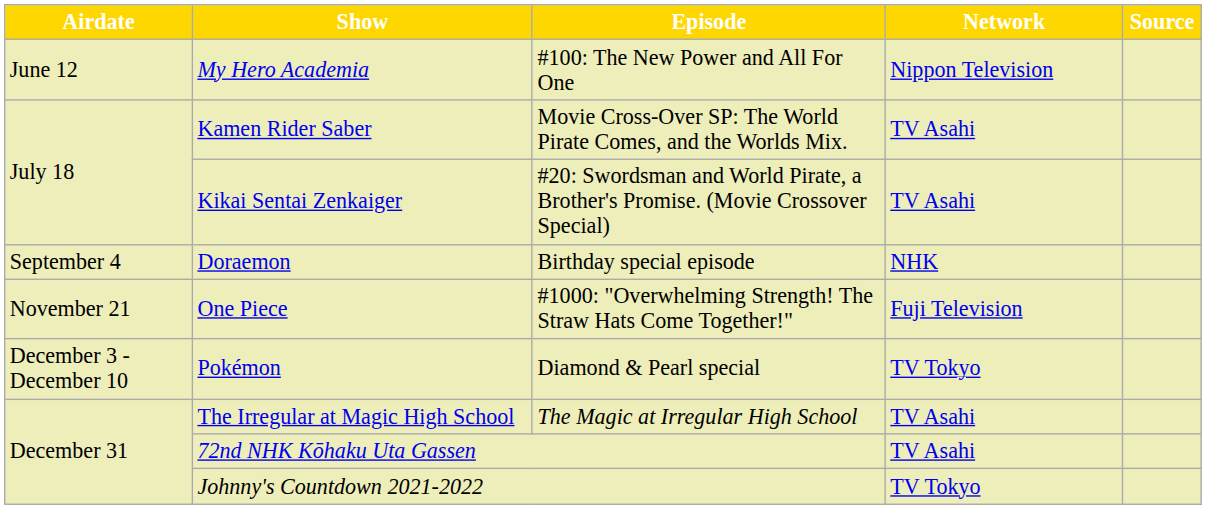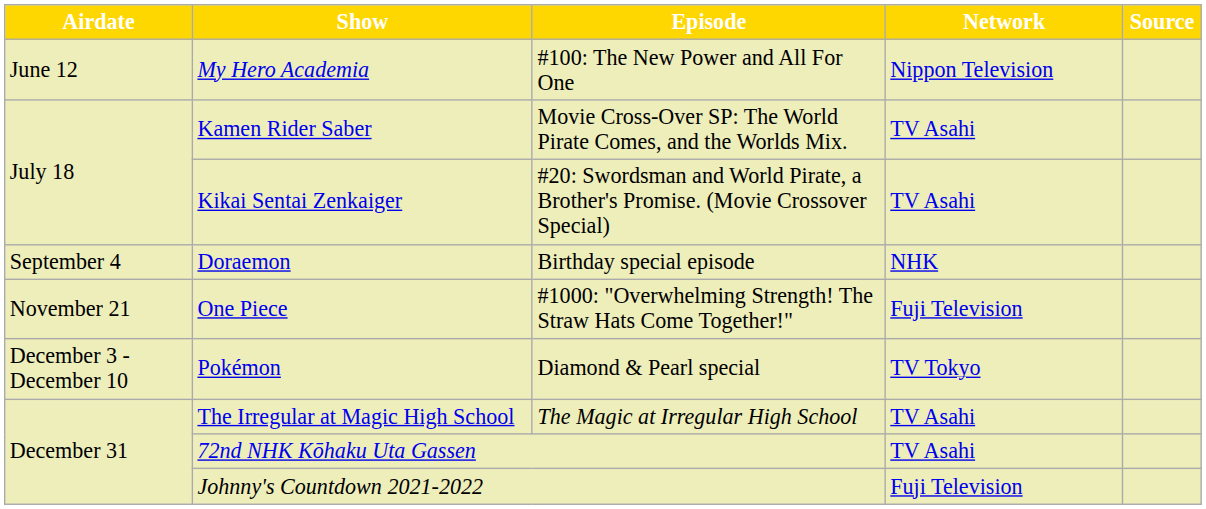(935, 486) TV Tokyo -> (956, 486) Fuji Television
